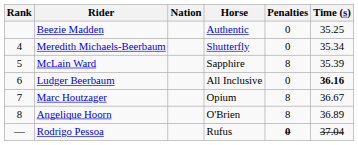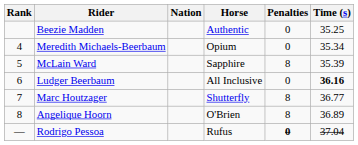(228, 47) Shutterfly -> (221, 47) Opium
(221, 98) Opium -> (228, 98) Shutterfly
(332, 98) 36.67 -> (332, 98) 36.77
